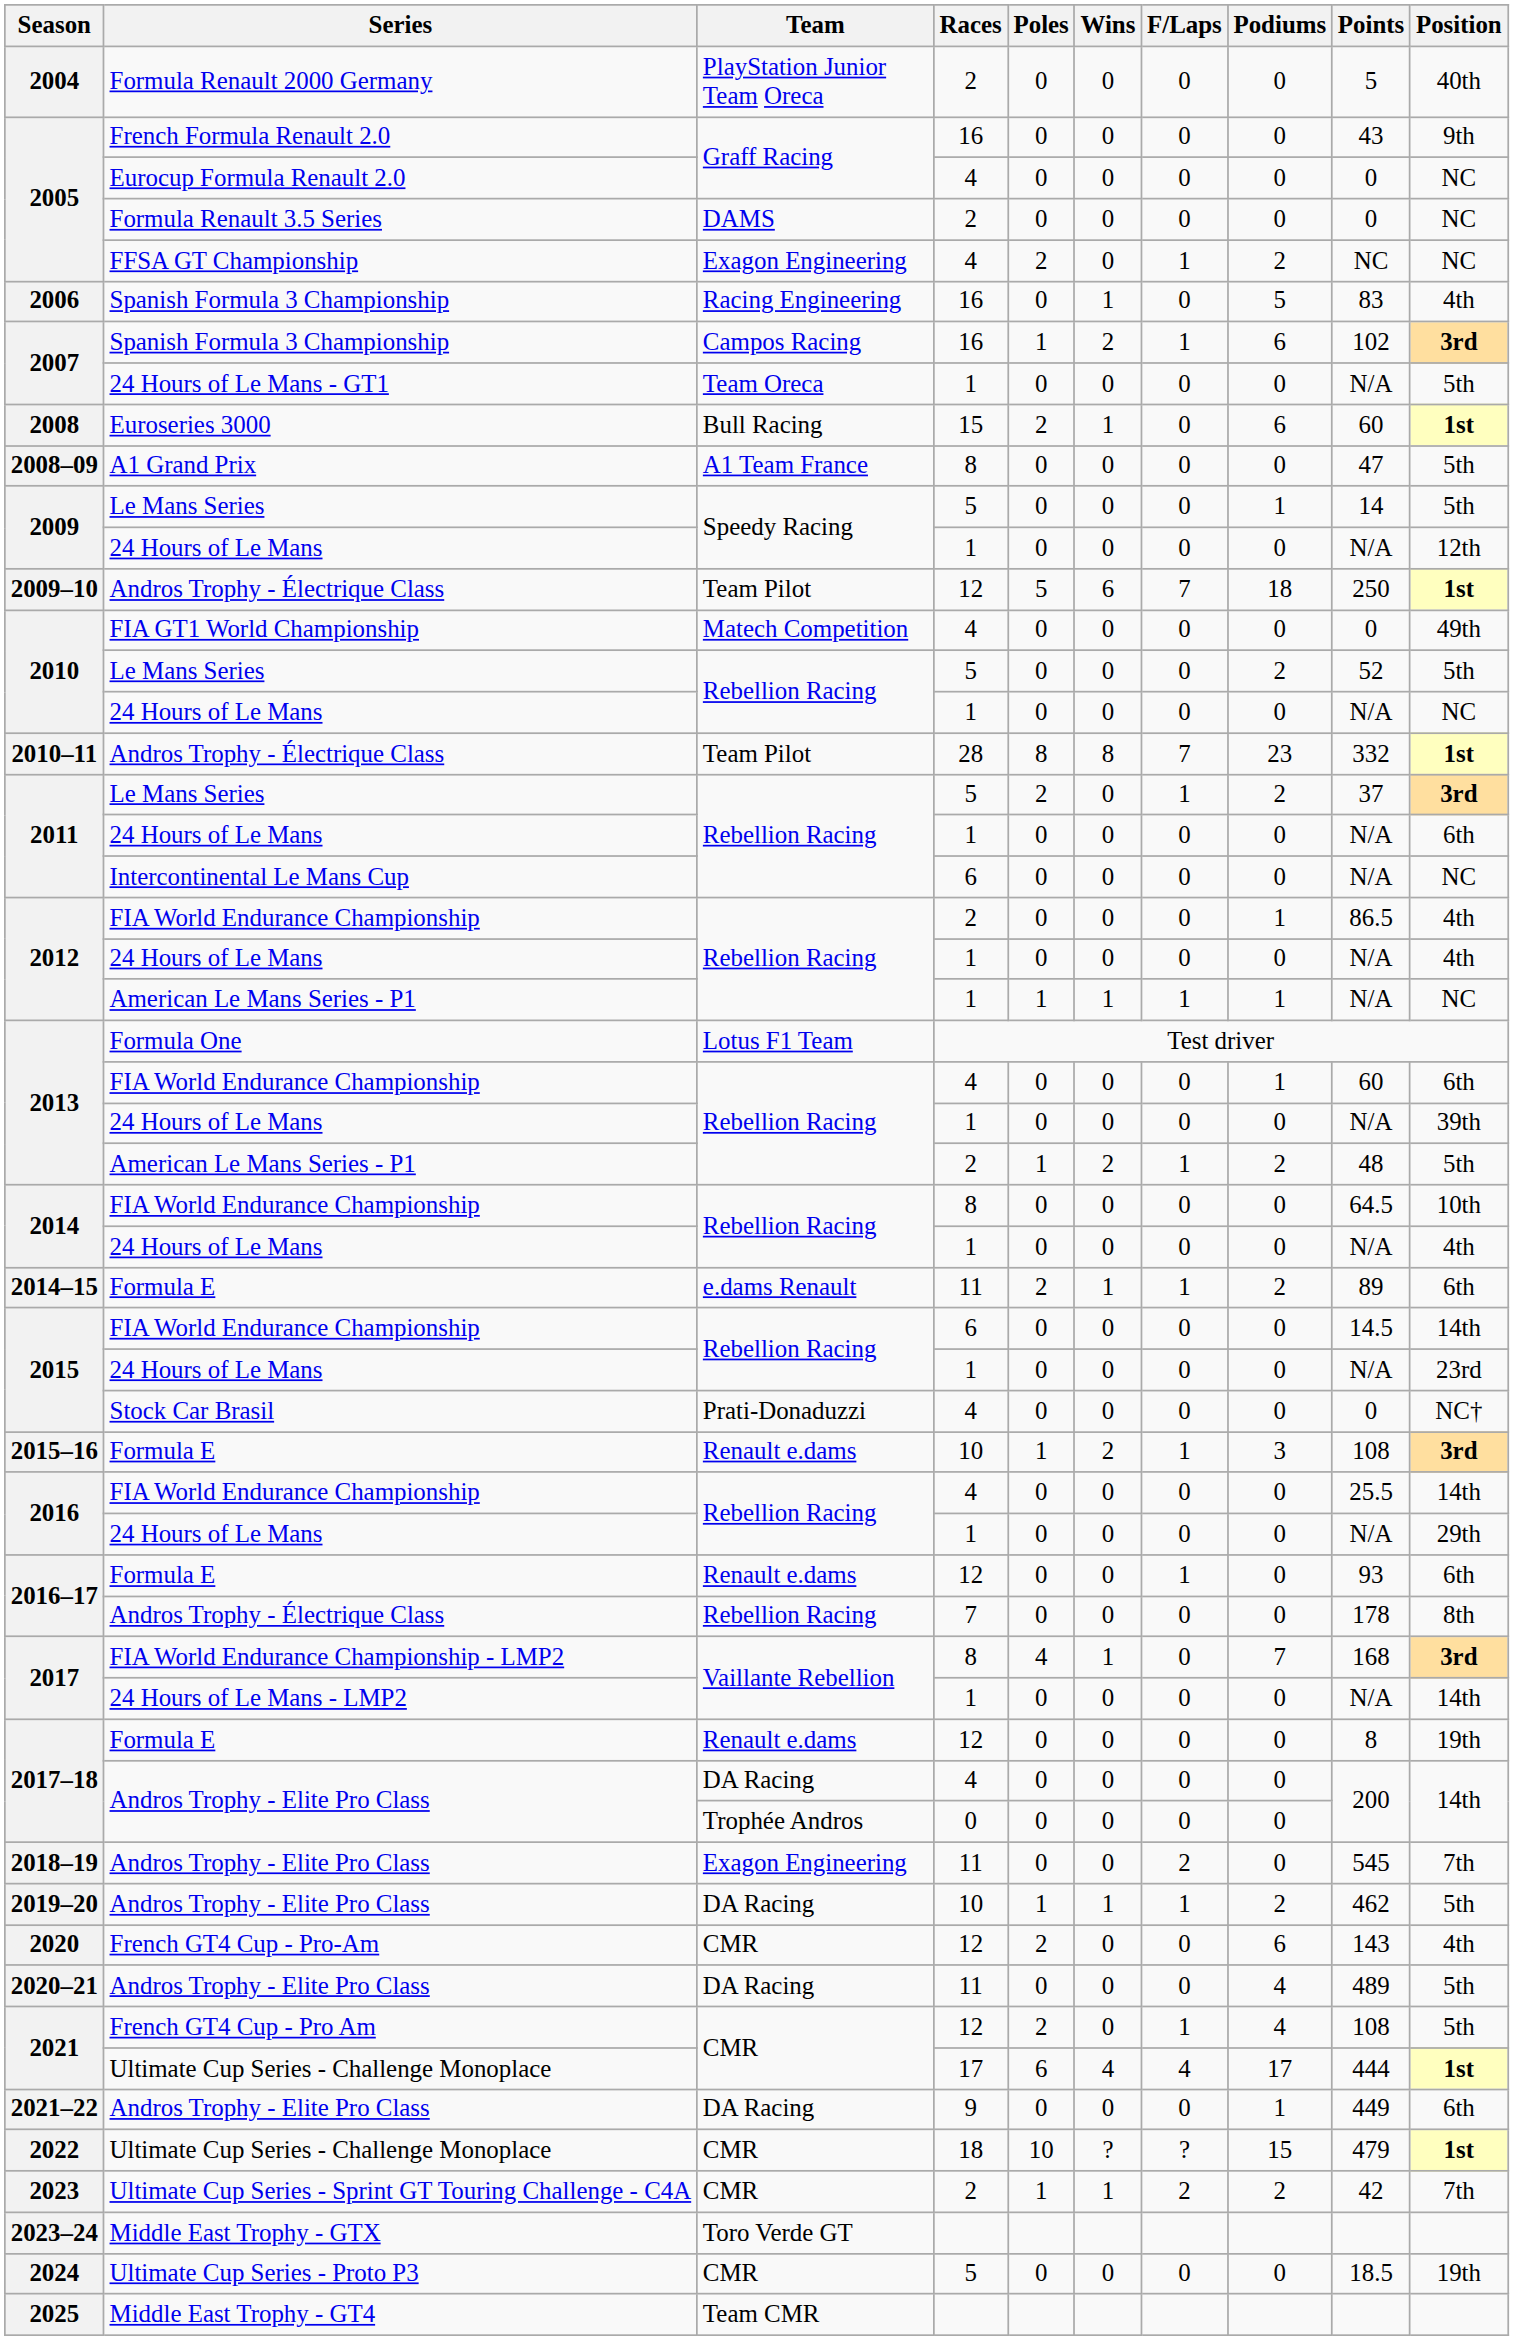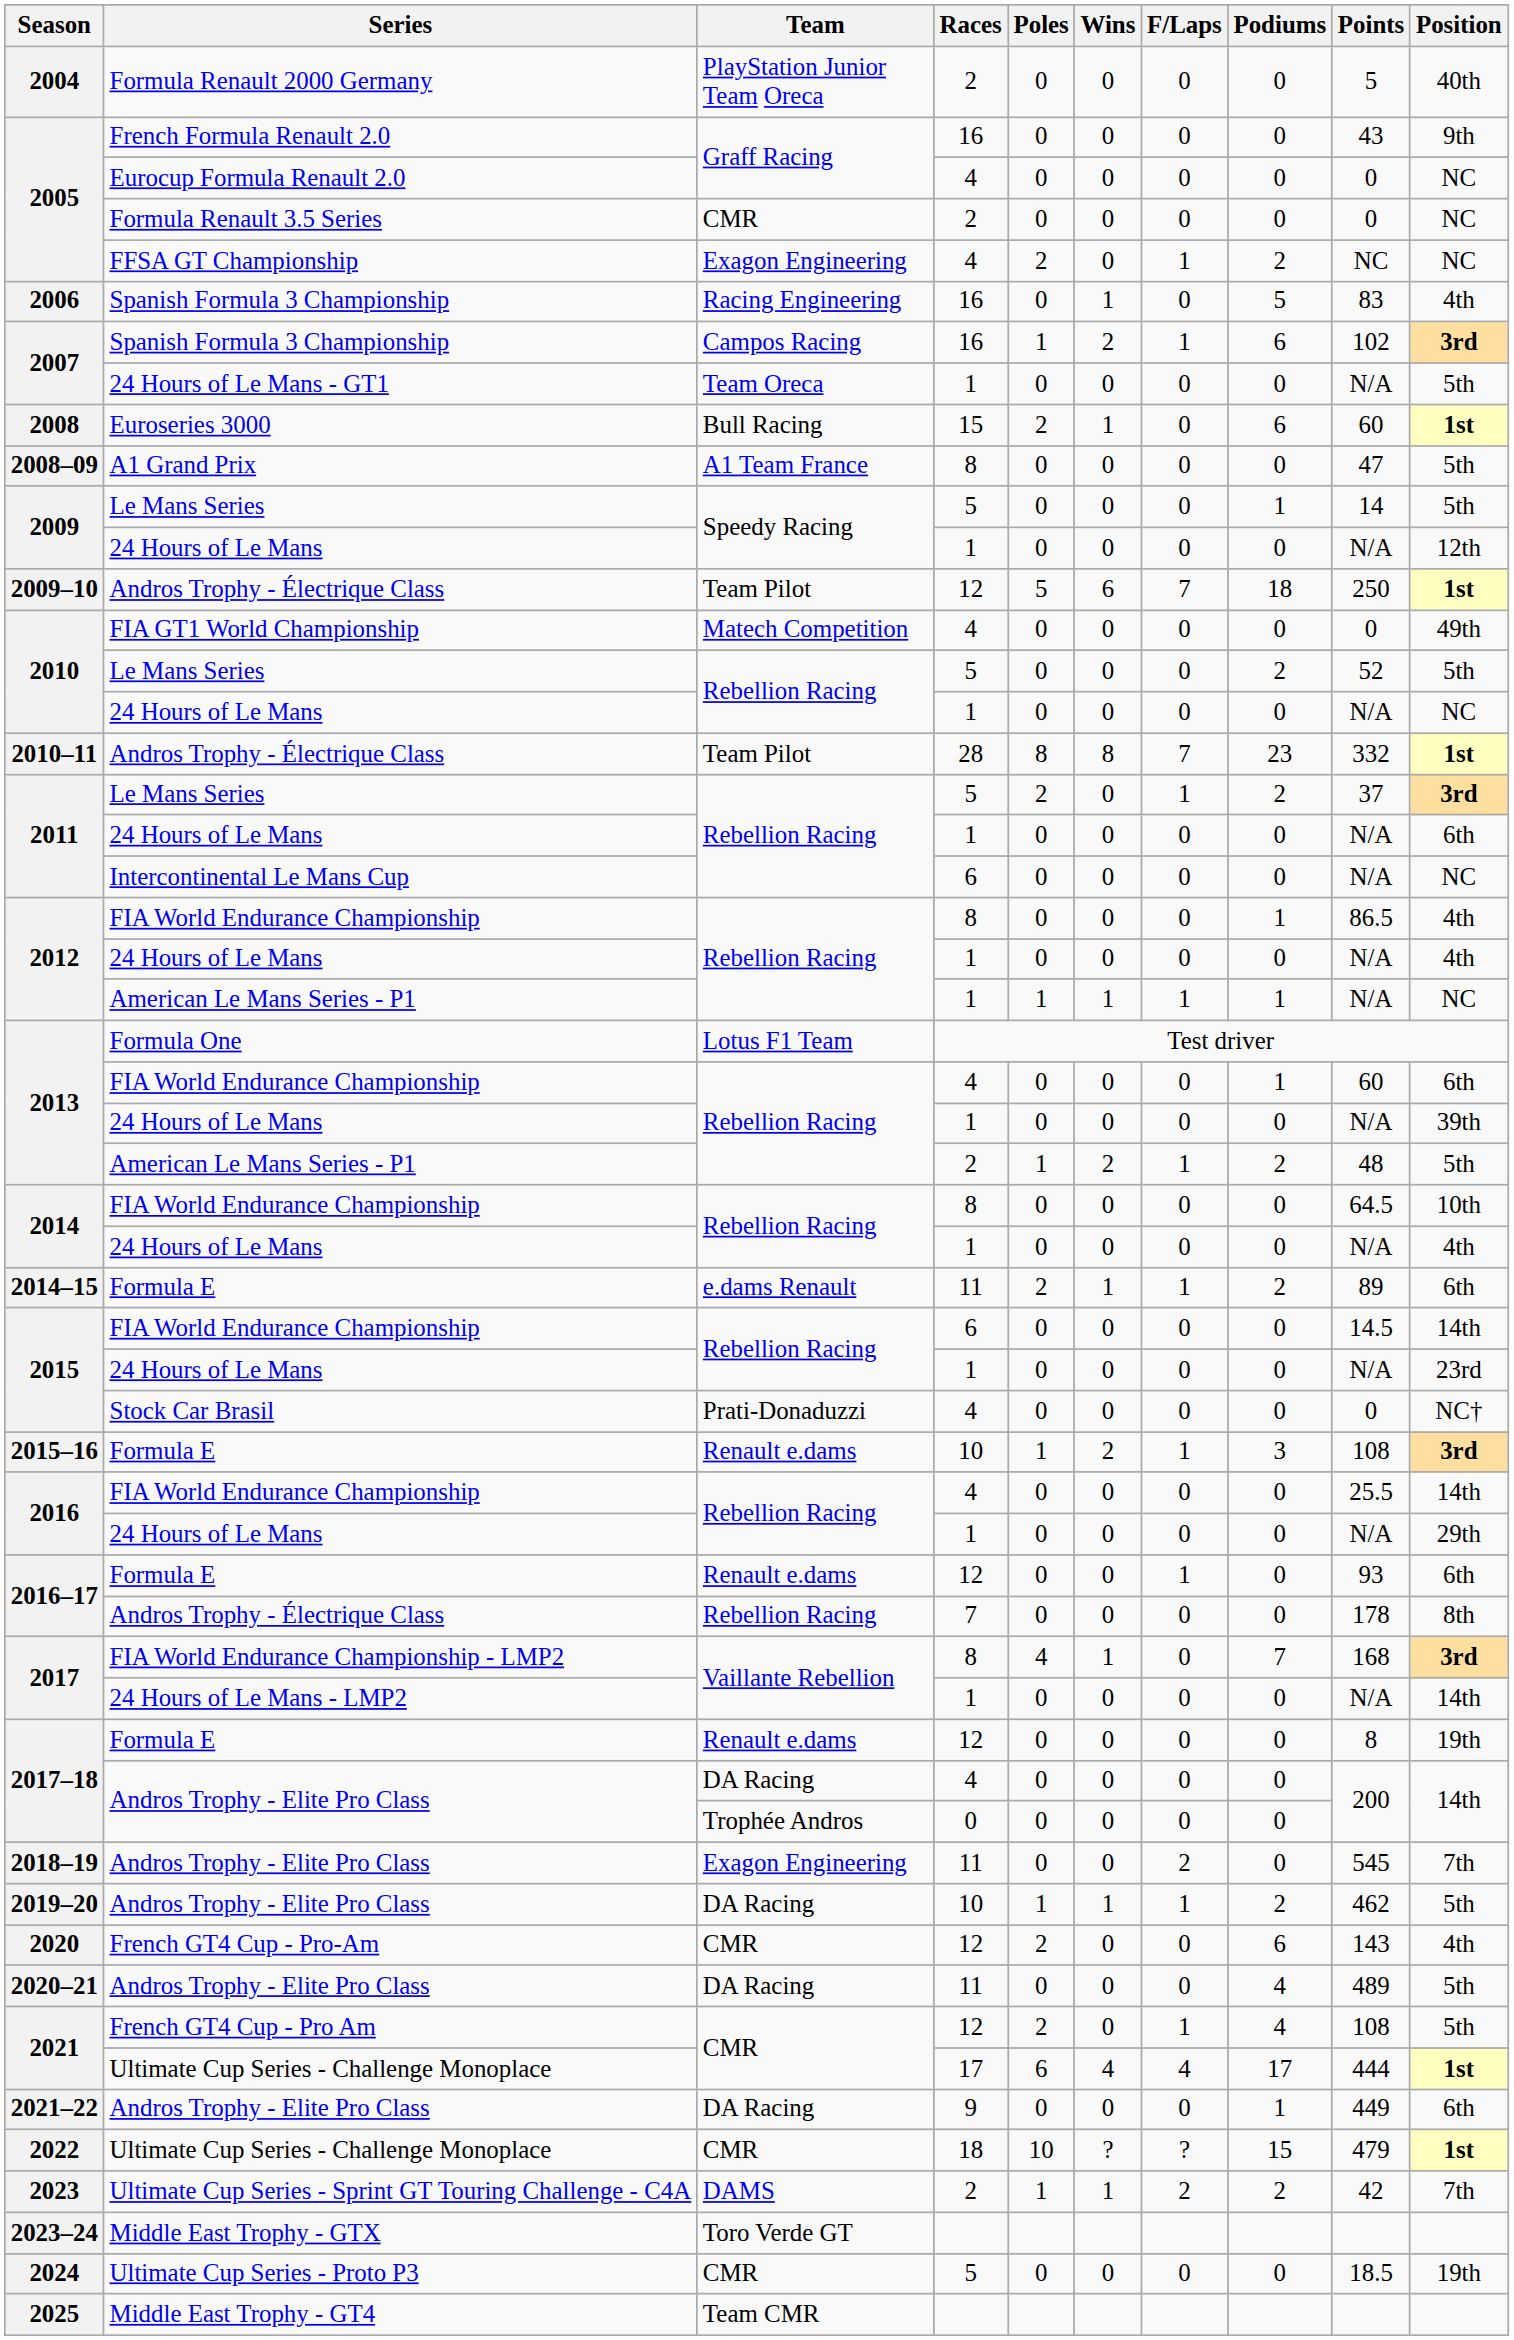(739, 219) DAMS -> (731, 219) CMR
(971, 917) 2 -> (971, 917) 8
(731, 2191) CMR -> (739, 2191) DAMS
